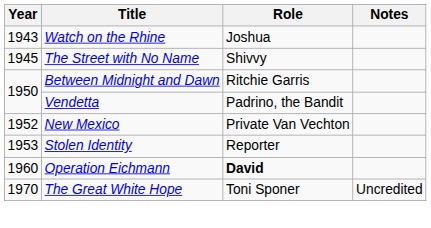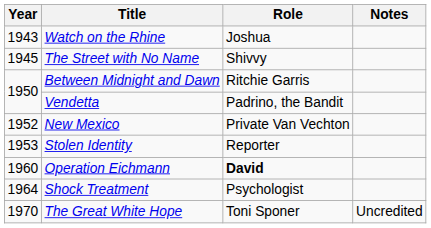+ row: (96, 189)
